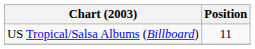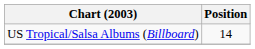(226, 34) 11 -> (226, 34) 14
